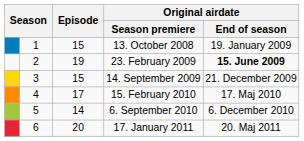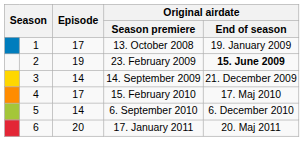(78, 45) 15 -> (78, 45) 17
(78, 78) 15 -> (78, 78) 14
